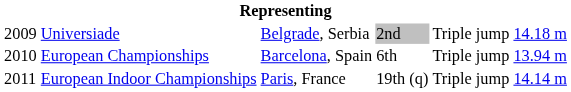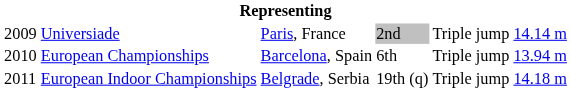(315, 33) Belgrade, Serbia -> (303, 33) Paris, France
(540, 33) 14.18 m -> (540, 33) 14.14 m
(303, 78) Paris, France -> (315, 78) Belgrade, Serbia
(540, 78) 14.14 m -> (540, 78) 14.18 m
